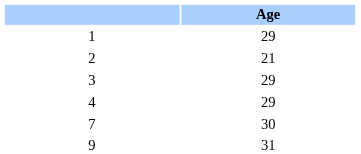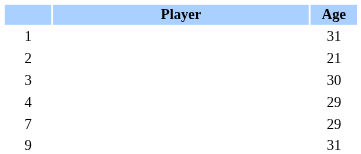+ column: (181, 14)
(268, 36) 29 -> (334, 36) 31
(268, 80) 29 -> (334, 80) 30
(268, 124) 30 -> (334, 124) 29
